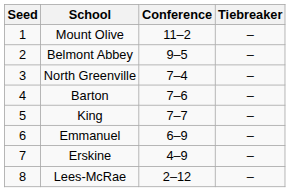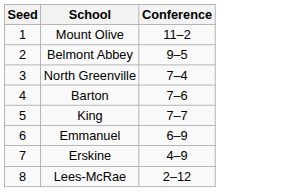- column: (250, 15)
